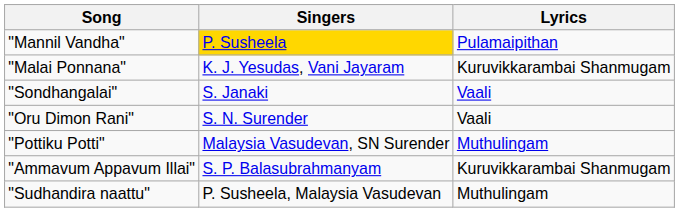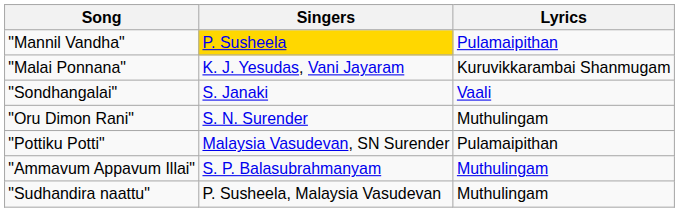(474, 118) Vaali -> (503, 118) Muthulingam
(503, 144) Muthulingam -> (507, 144) Pulamaipithan
(564, 169) Kuruvikkarambai Shanmugam -> (503, 169) Muthulingam
